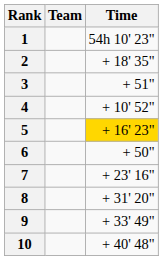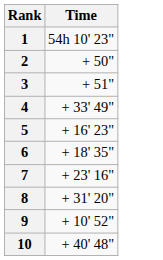- column: (65, 15)
(128, 61) + 18' 35" -> (98, 61) + 50"
(128, 107) + 10' 52" -> (88, 107) + 33' 49"
(128, 130) gold background -> (88, 130) no background
(139, 152) + 50" -> (88, 152) + 18' 35"
(128, 221) + 33' 49" -> (88, 221) + 10' 52"
